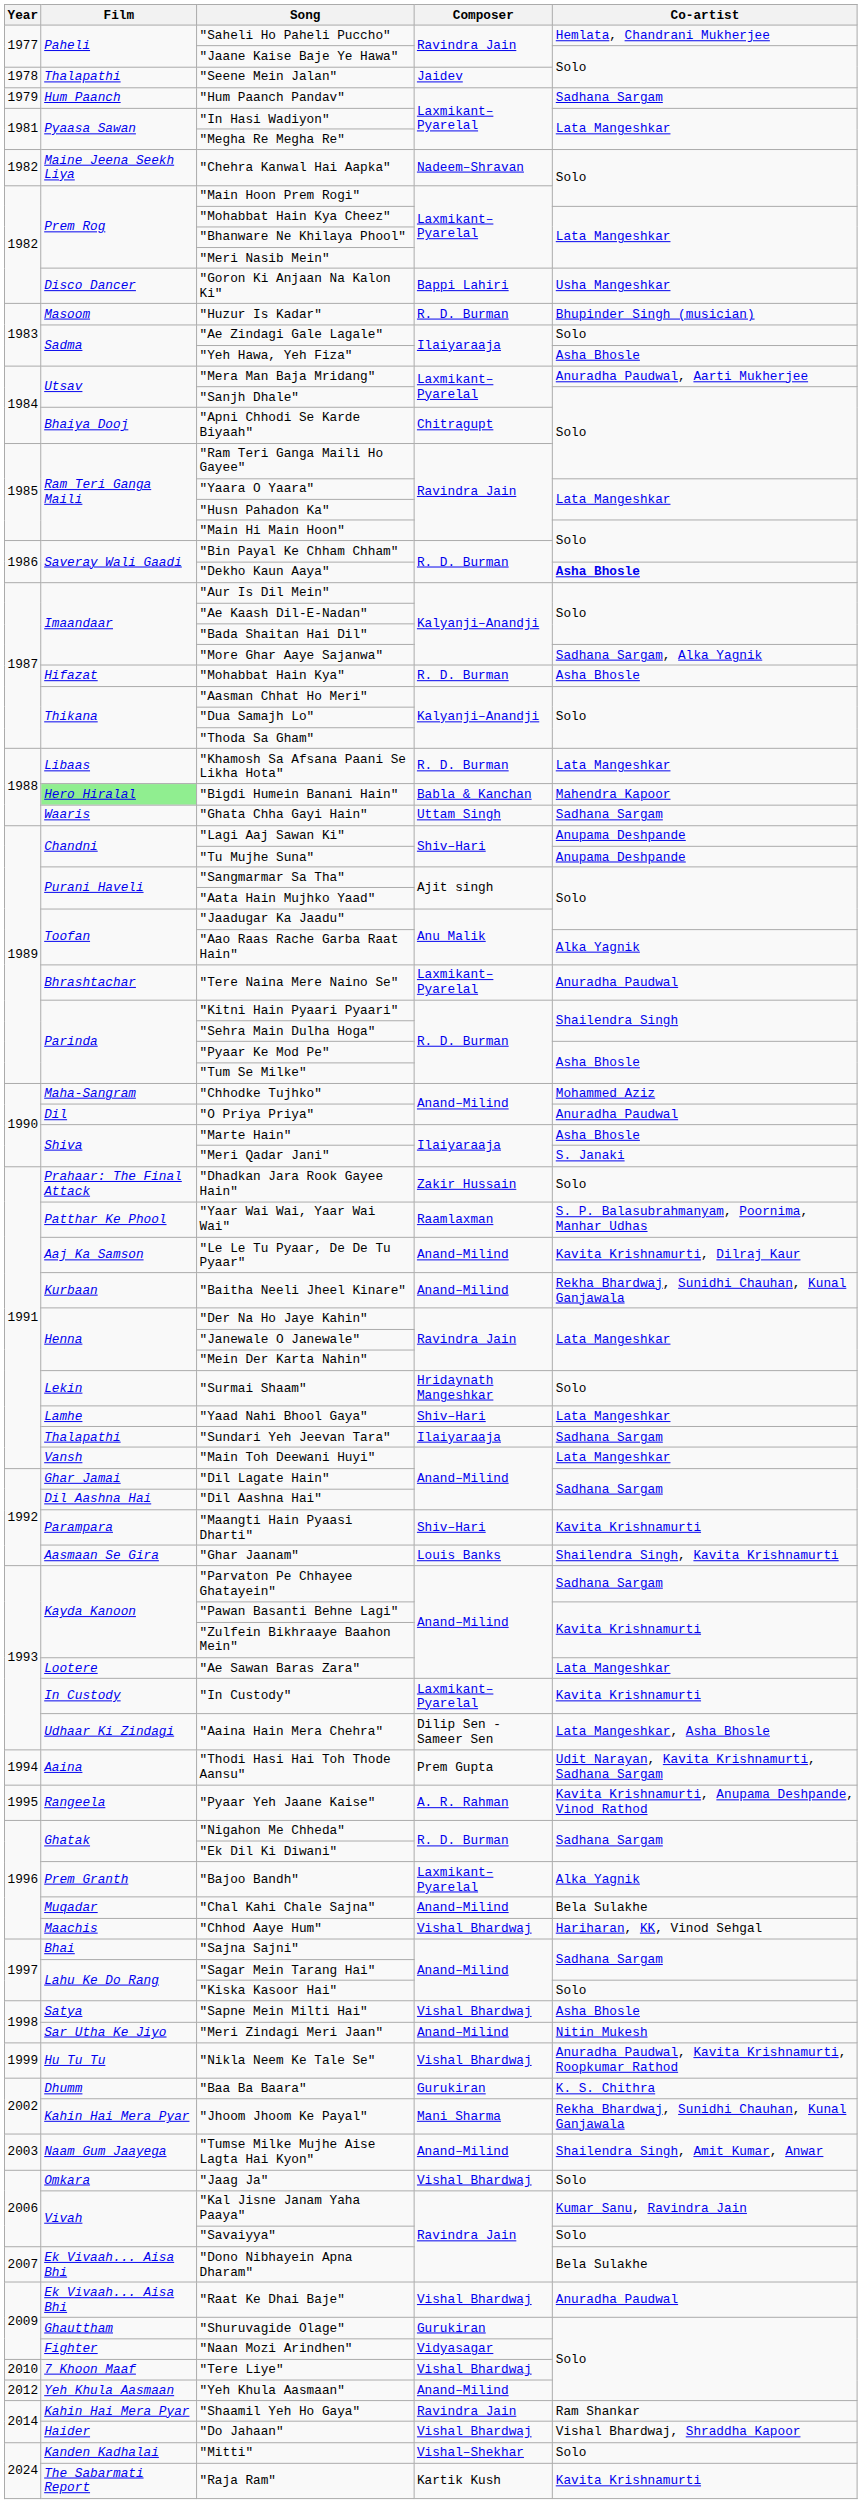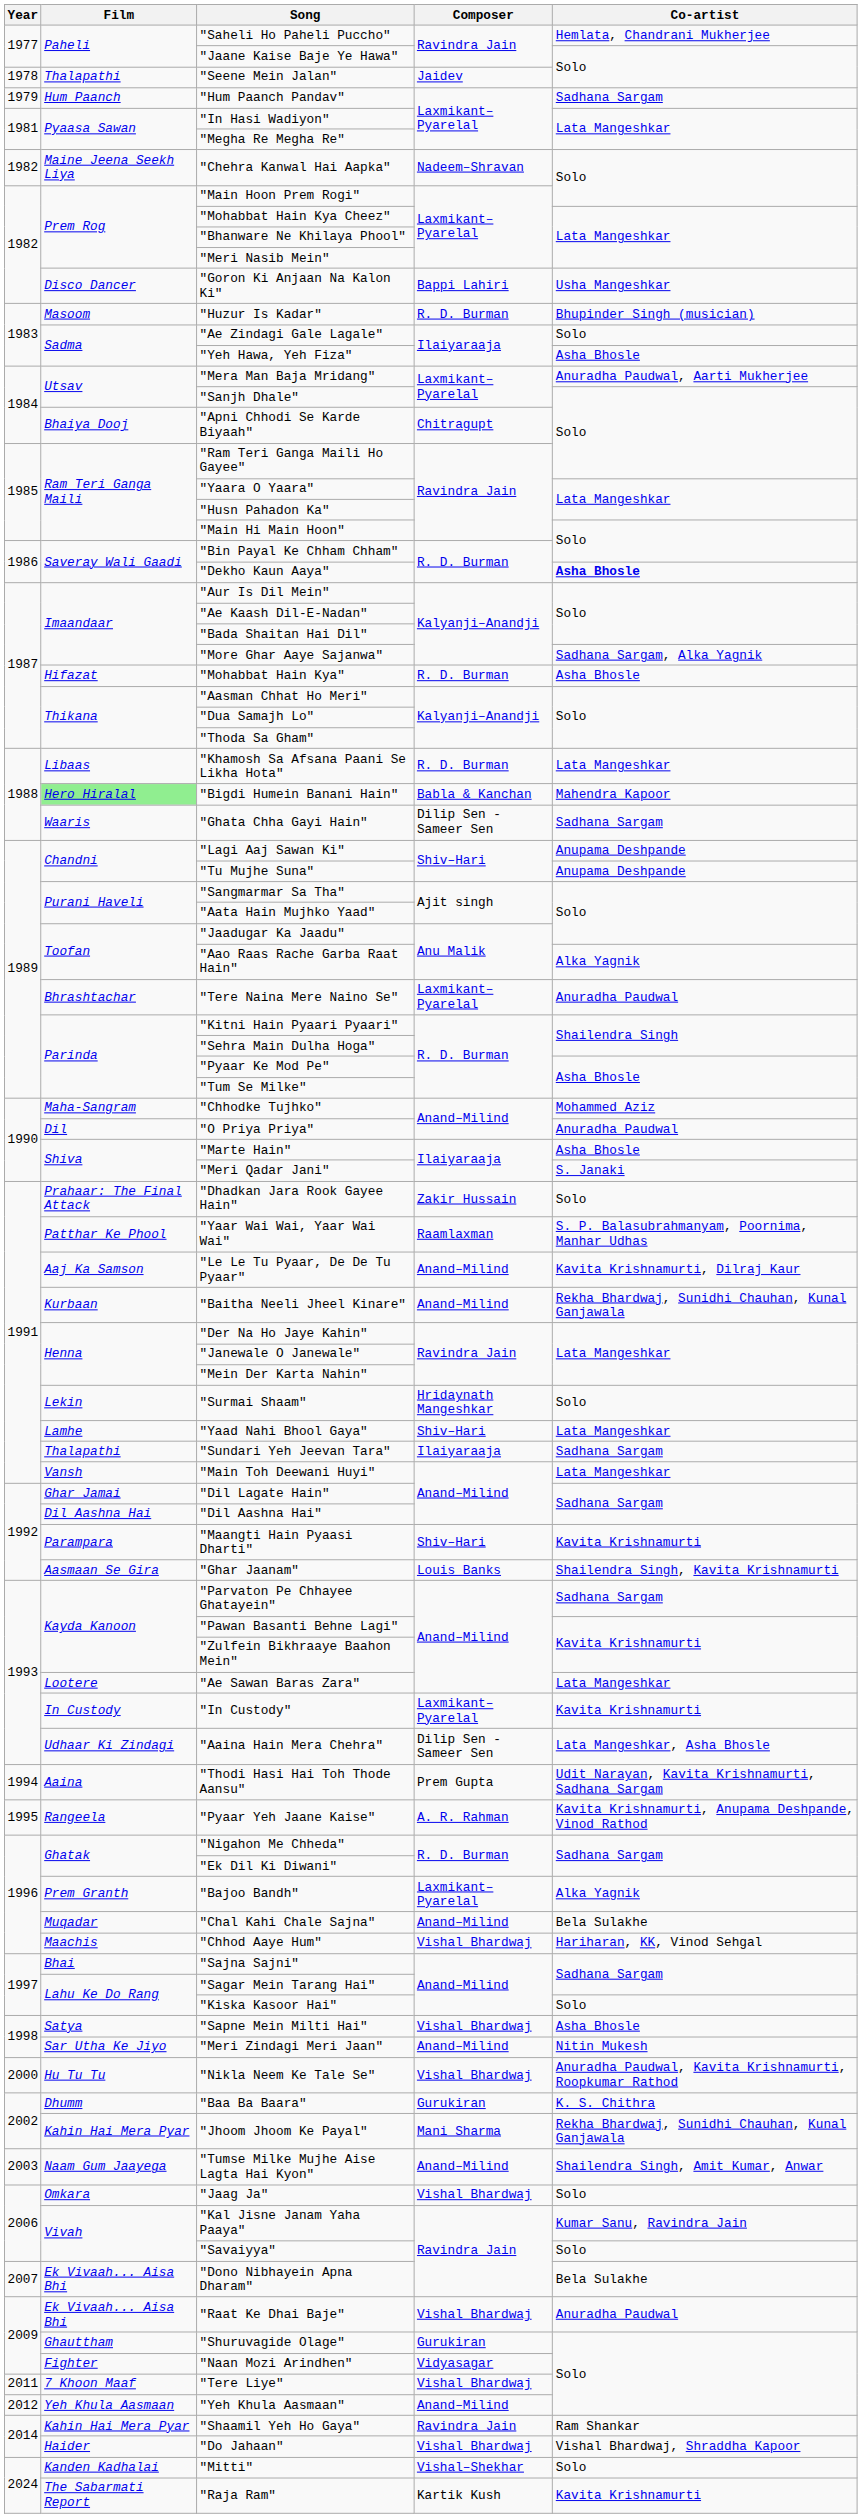(459, 815) Uttam Singh -> (459, 822) Dilip Sen - Sameer Sen
(23, 2060) 1999 -> (23, 2075) 2000
(23, 2370) 2010 -> (23, 2384) 2011
